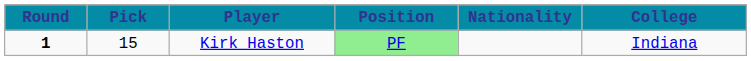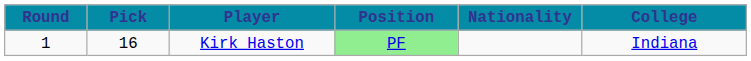(46, 43) bold -> (46, 43) normal
(128, 43) 15 -> (128, 43) 16
